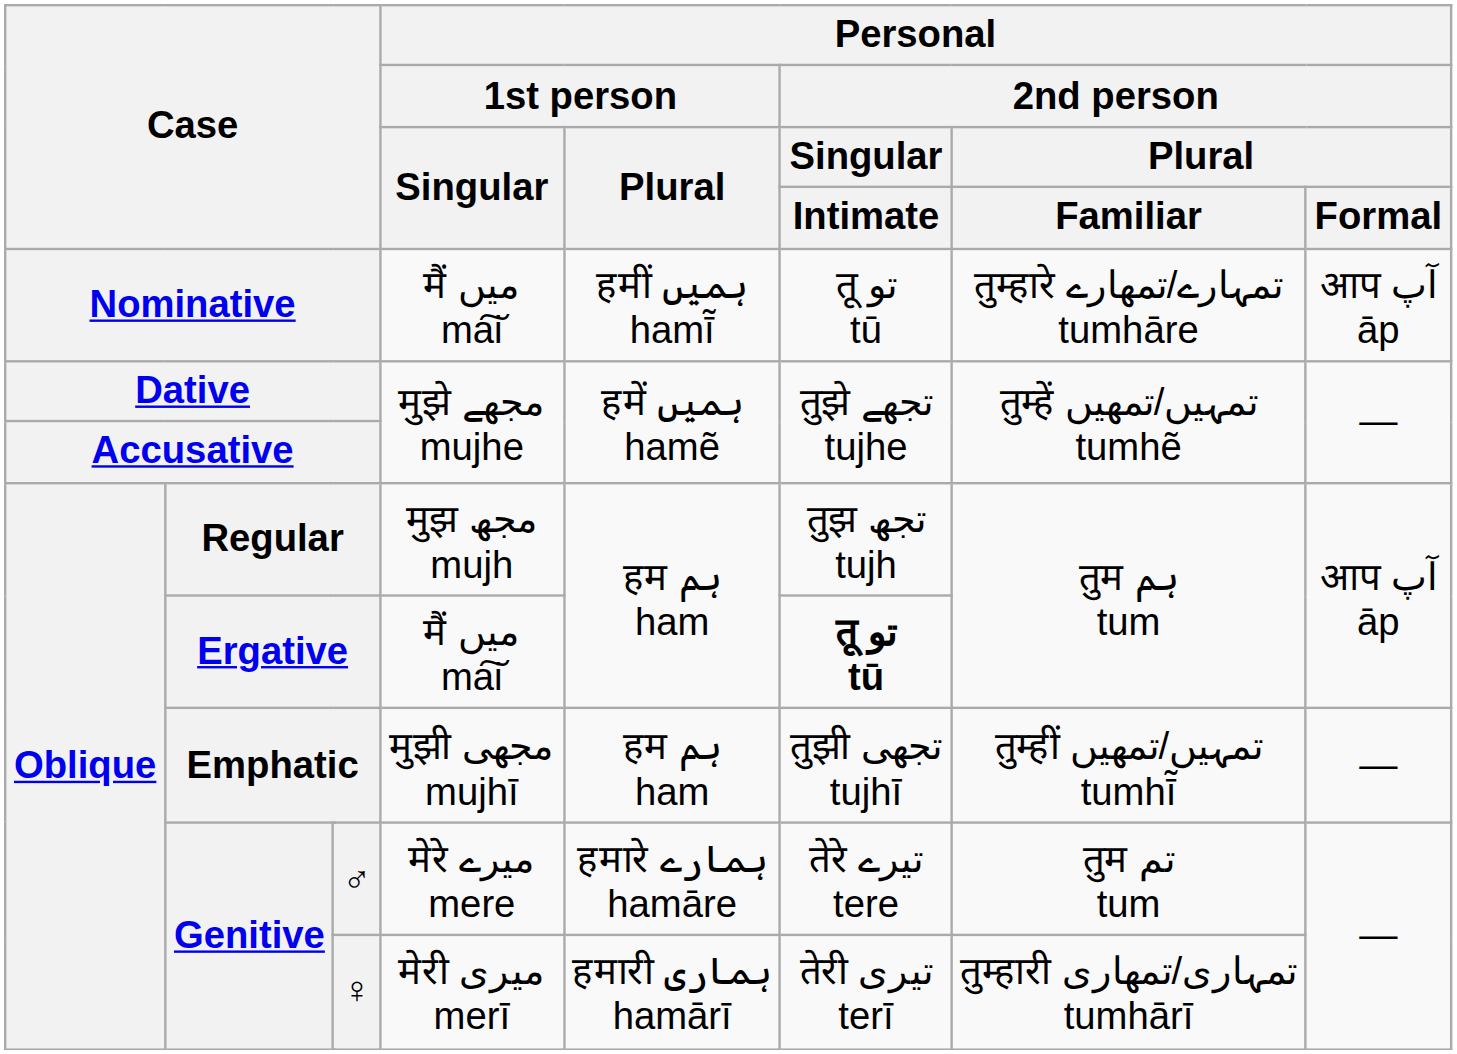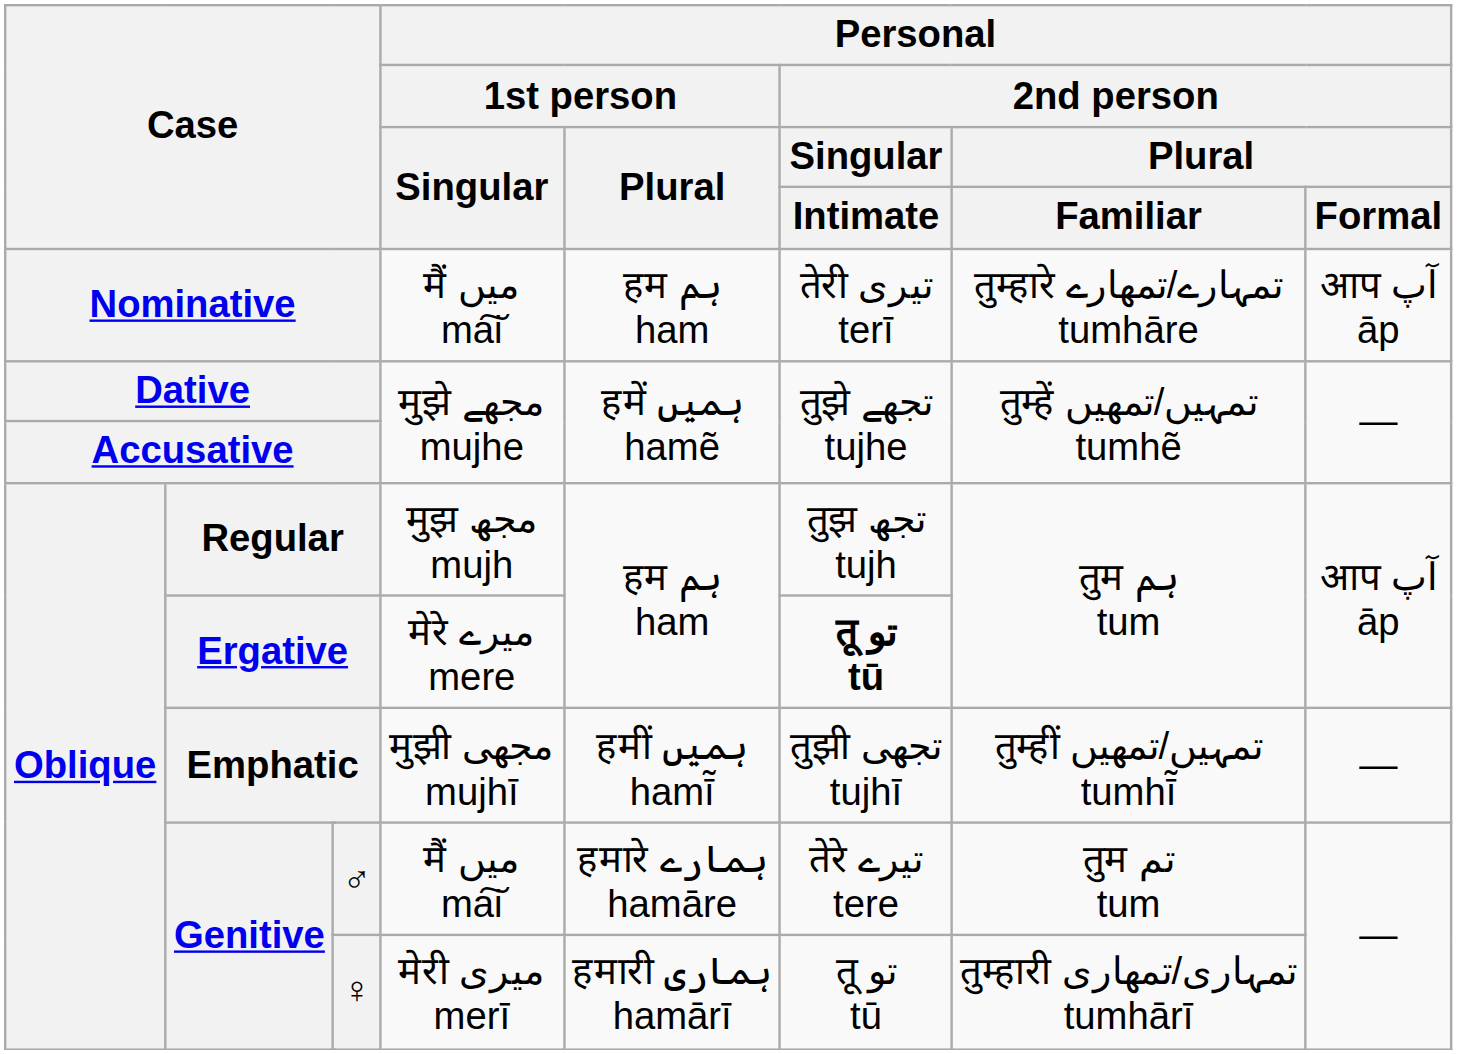(672, 307) हमीं ہمیں hamī̃ -> (672, 307) हम ہم ham
(866, 307) तू تو tū -> (866, 307) तेरी تیری terī
(472, 655) मैं میں ma͠i -> (472, 655) मेरे میرے mere
(672, 768) हम ہم ham -> (672, 768) हमीं ہمیں hamī̃
(472, 881) मेरे میرے mere -> (472, 881) मैं میں ma͠i
(866, 994) तेरी تیری terī -> (866, 994) तू تو tū
